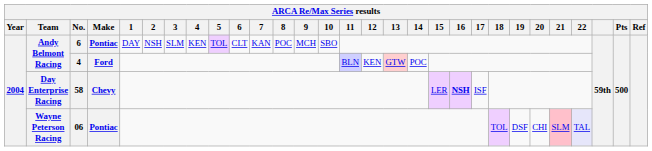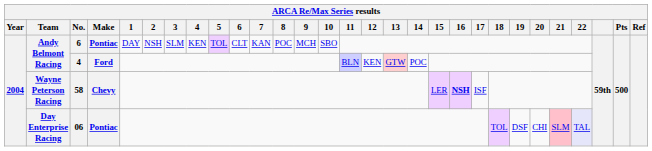(48, 90) Day Enterprise Racing -> (48, 90) Wayne Peterson Racing
(48, 127) Wayne Peterson Racing -> (48, 127) Day Enterprise Racing
